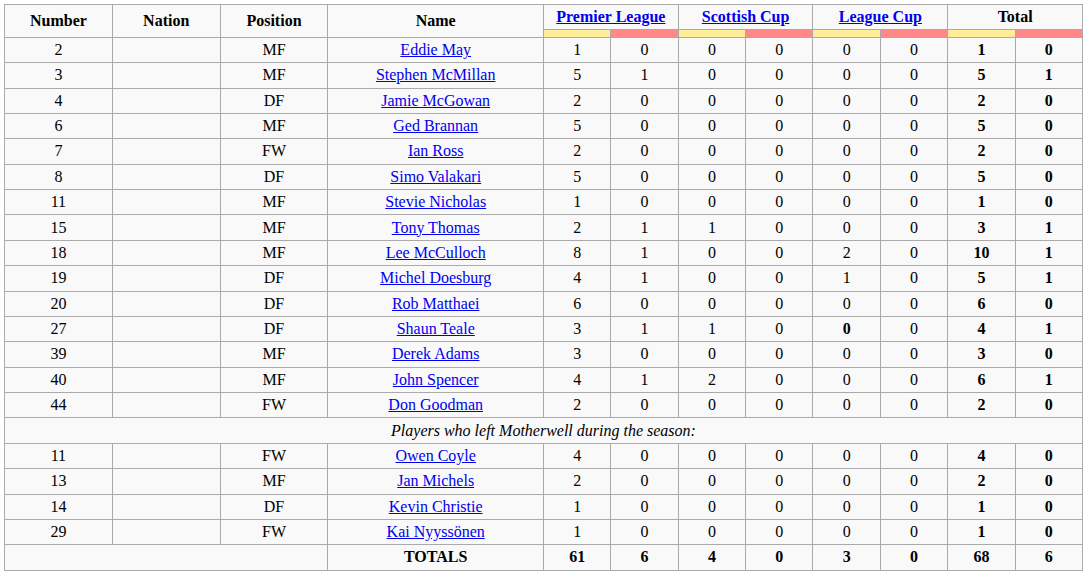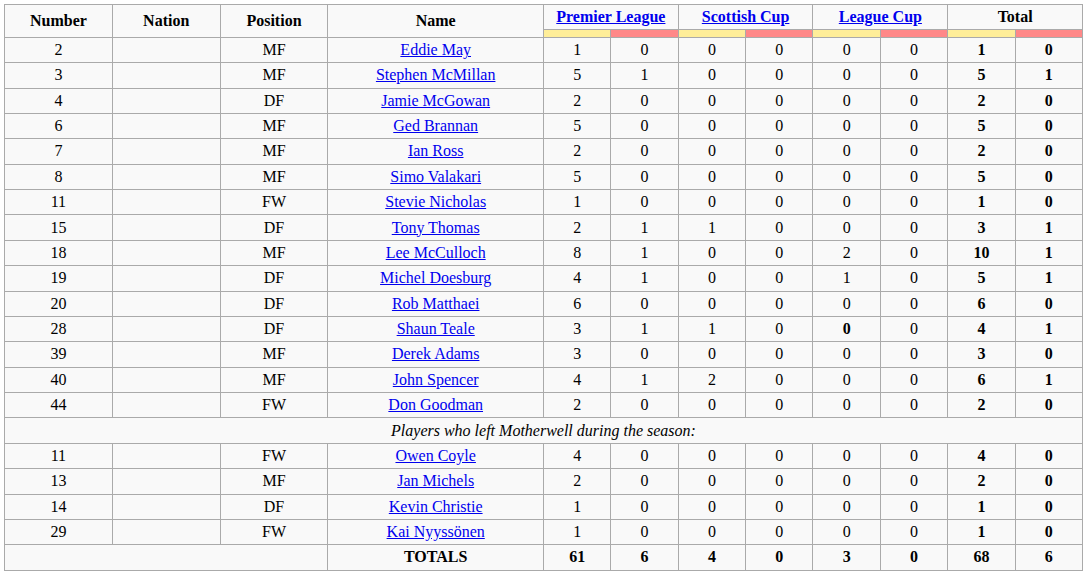(274, 151) FW -> (274, 151) MF
(274, 176) DF -> (274, 176) MF
(274, 202) MF -> (274, 202) FW
(274, 227) MF -> (274, 227) DF
(58, 329) 27 -> (58, 329) 28
